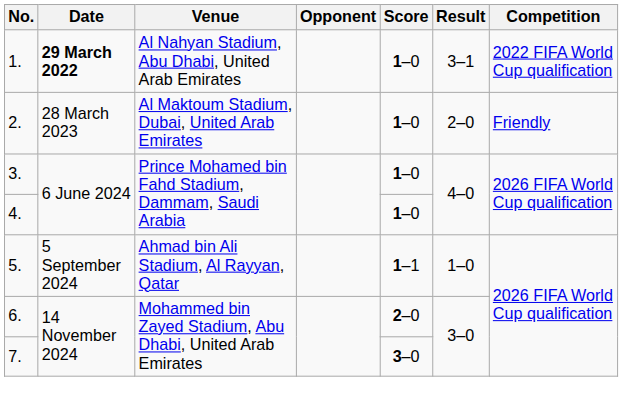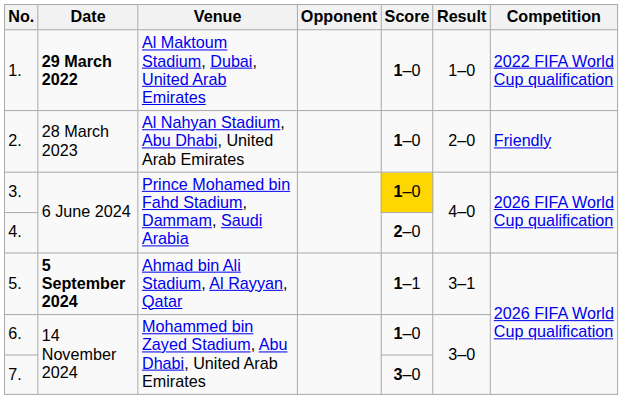(210, 61) Al Nahyan Stadium, Abu Dhabi, United Arab Emirates -> (199, 70) Al Maktoum Stadium, Dubai, United Arab Emirates
(461, 61) 3–1 -> (462, 70) 1–0
(215, 123) Al Maktoum Stadium, Dubai, United Arab Emirates -> (213, 141) Al Nahyan Stadium, Abu Dhabi, United Arab Emirates
(406, 174) no background -> (407, 192) gold background
(406, 214) 1–0 -> (407, 232) 2–0
(81, 265) normal -> (83, 283) bold
(461, 265) 1–0 -> (462, 283) 3–1
(406, 316) 2–0 -> (407, 334) 1–0
